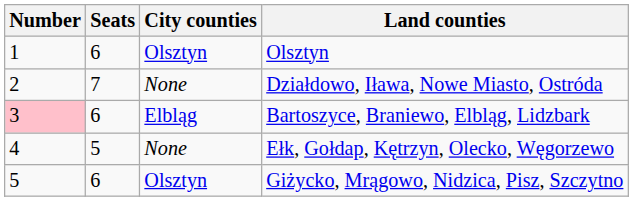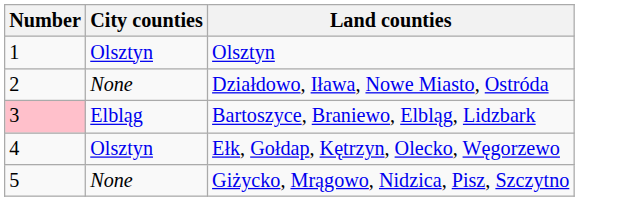- column: (113, 20)
(166, 148) None -> (122, 148) Olsztyn
(176, 180) Olsztyn -> (112, 180) None
